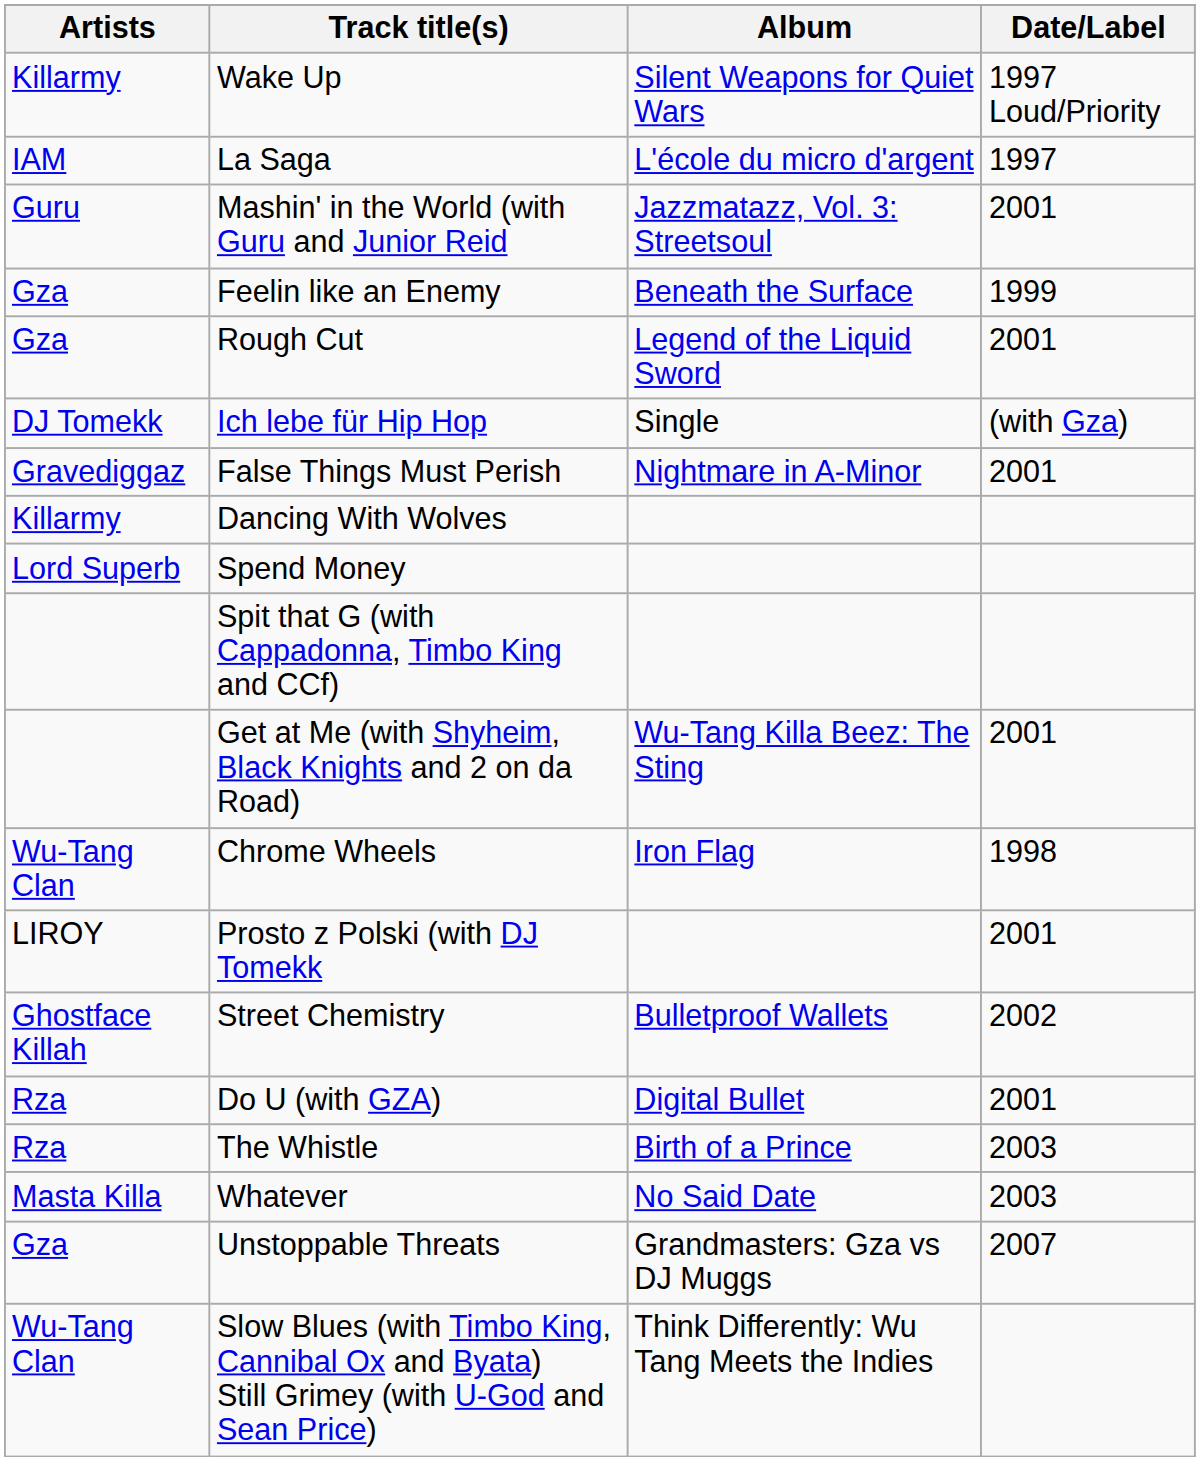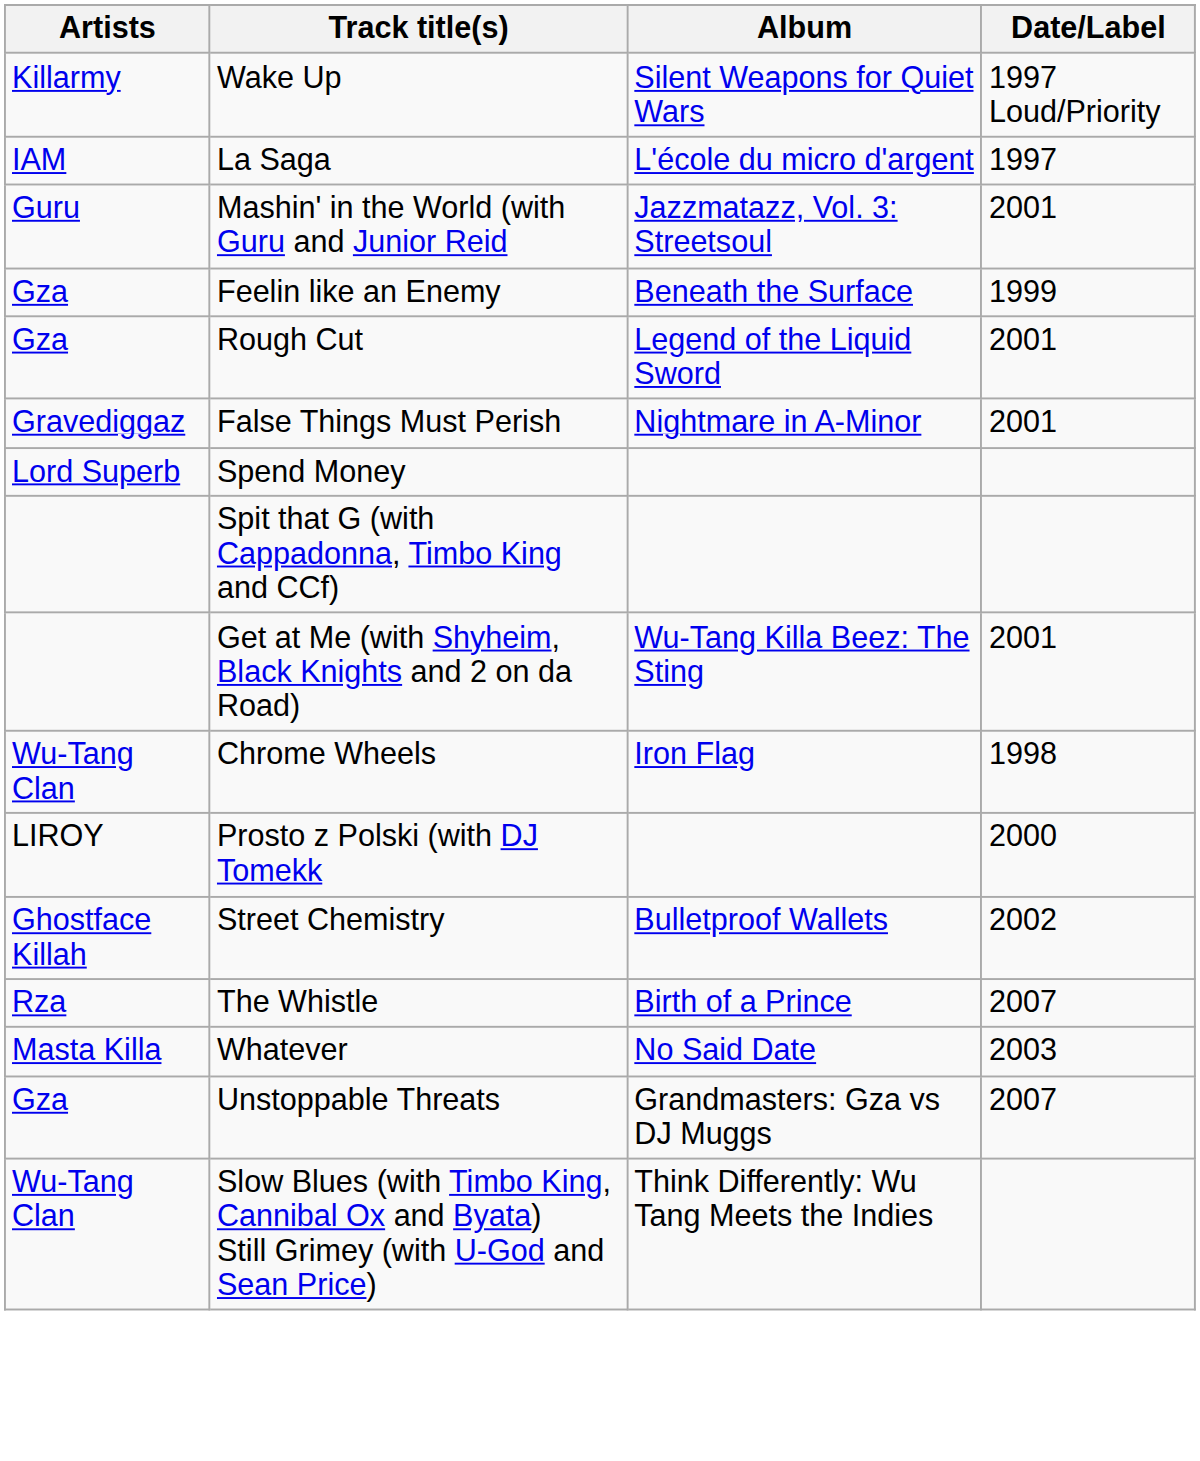- row: (352, 422)
- row: (362, 519)
(1023, 933) 2001 -> (1023, 836) 2000
- row: (329, 1099)
(1023, 1147) 2003 -> (1023, 1002) 2007
